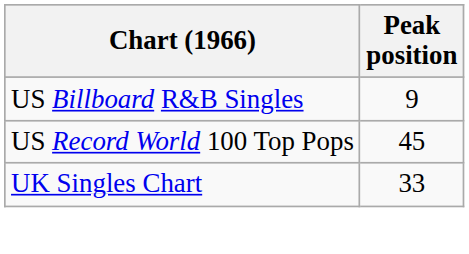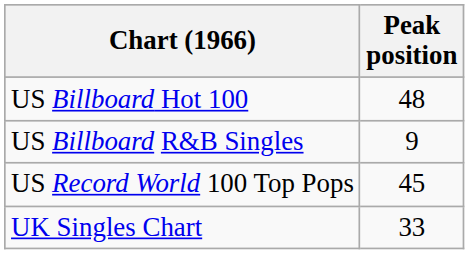+ row: (130, 98)
